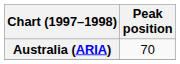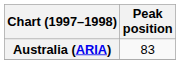(148, 49) 70 -> (148, 49) 83
